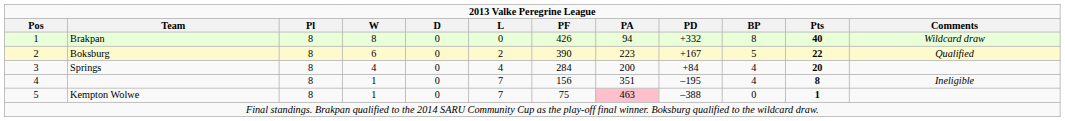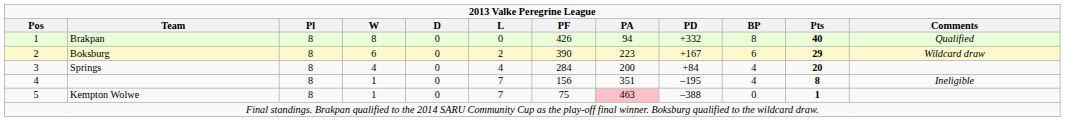(955, 39) Wildcard draw -> (955, 39) Qualified
(754, 53) 5 -> (754, 53) 6
(817, 53) 22 -> (817, 53) 29
(955, 53) Qualified -> (955, 53) Wildcard draw
